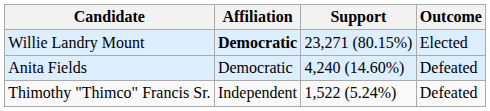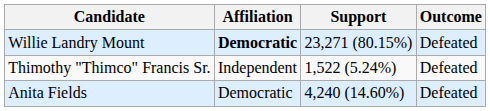(444, 42) Elected -> (449, 42) Defeated
rows swapped: (48, 67) <-> (109, 93)
